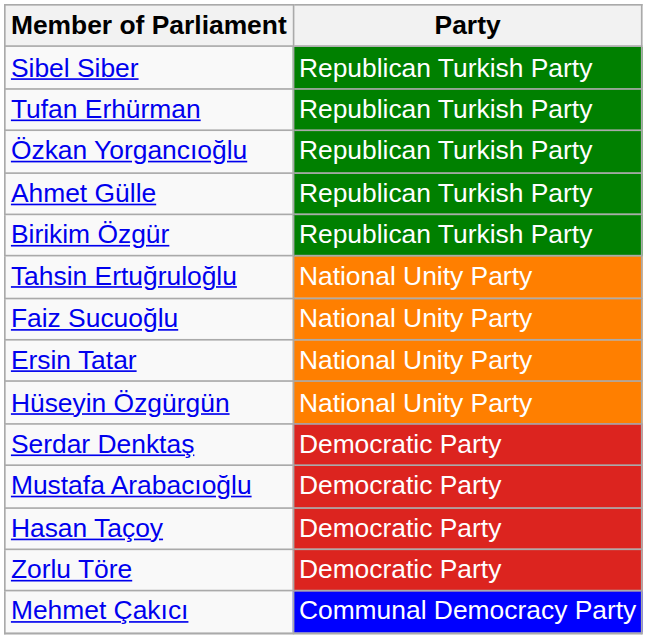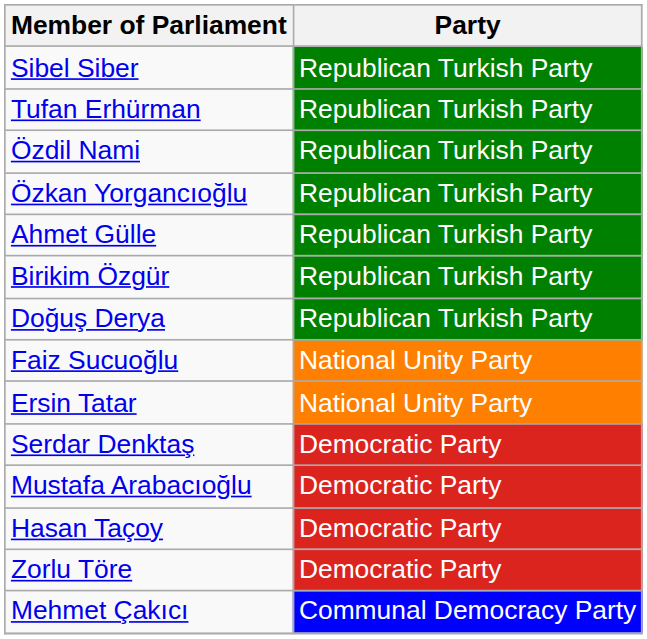+ row: (75, 151)
+ row: (88, 318)
- row: (124, 276)
- row: (120, 402)
